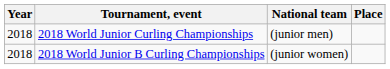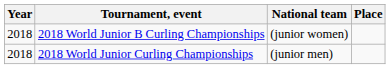rows swapped: (151, 53) <-> (146, 34)
